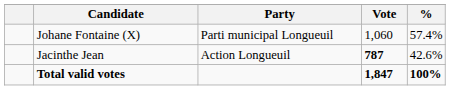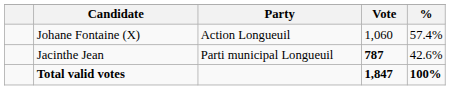(267, 34) Parti municipal Longueuil -> (245, 34) Action Longueuil
(245, 54) Action Longueuil -> (267, 54) Parti municipal Longueuil
